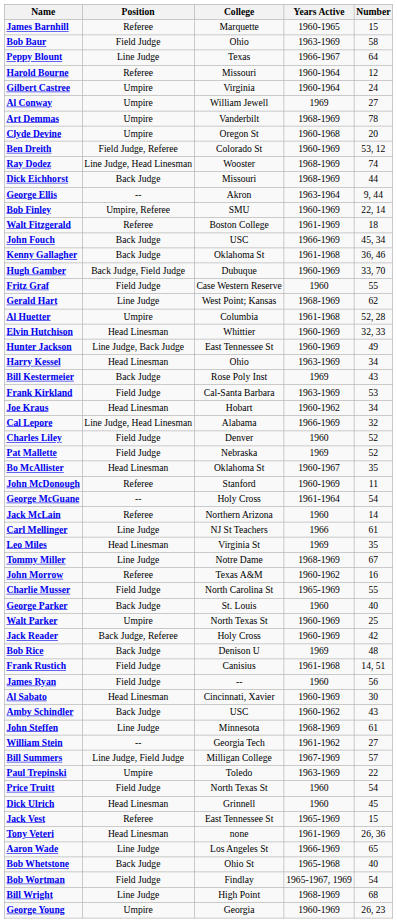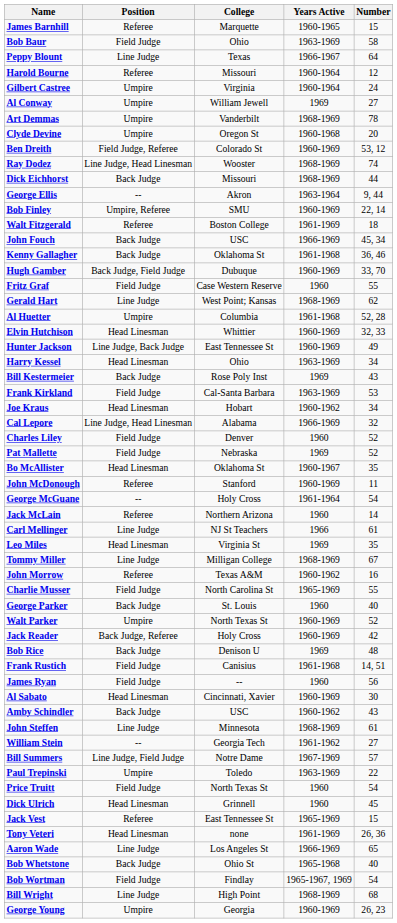(239, 560) Notre Dame -> (239, 560) Milligan College
(373, 621) 25 -> (373, 621) 52
(239, 758) Milligan College -> (239, 758) Notre Dame
